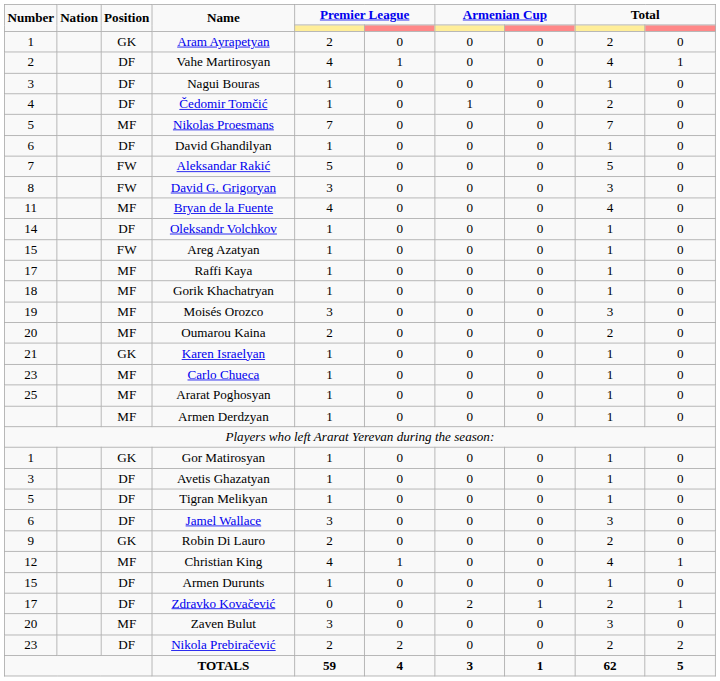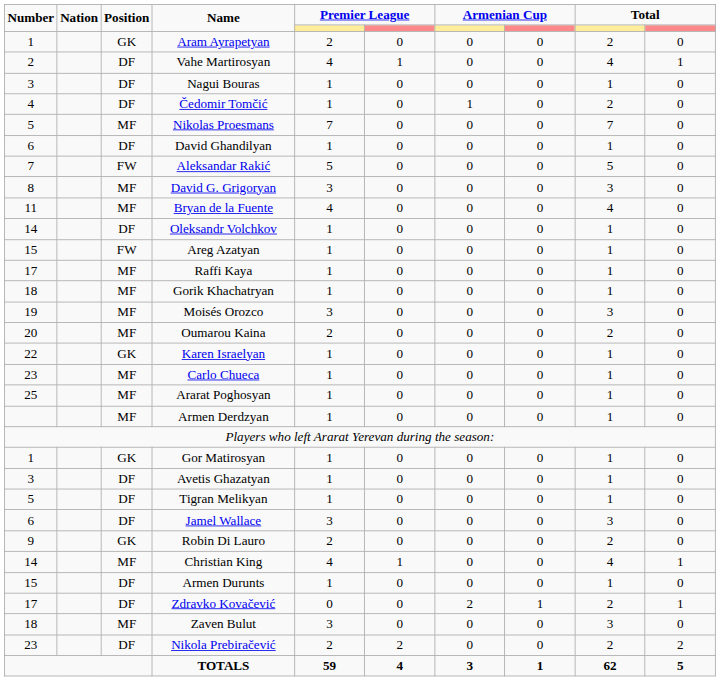(127, 187) FW -> (127, 187) MF
(31, 353) 21 -> (31, 353) 22
(31, 561) 12 -> (31, 561) 14
(31, 624) 20 -> (31, 624) 18
